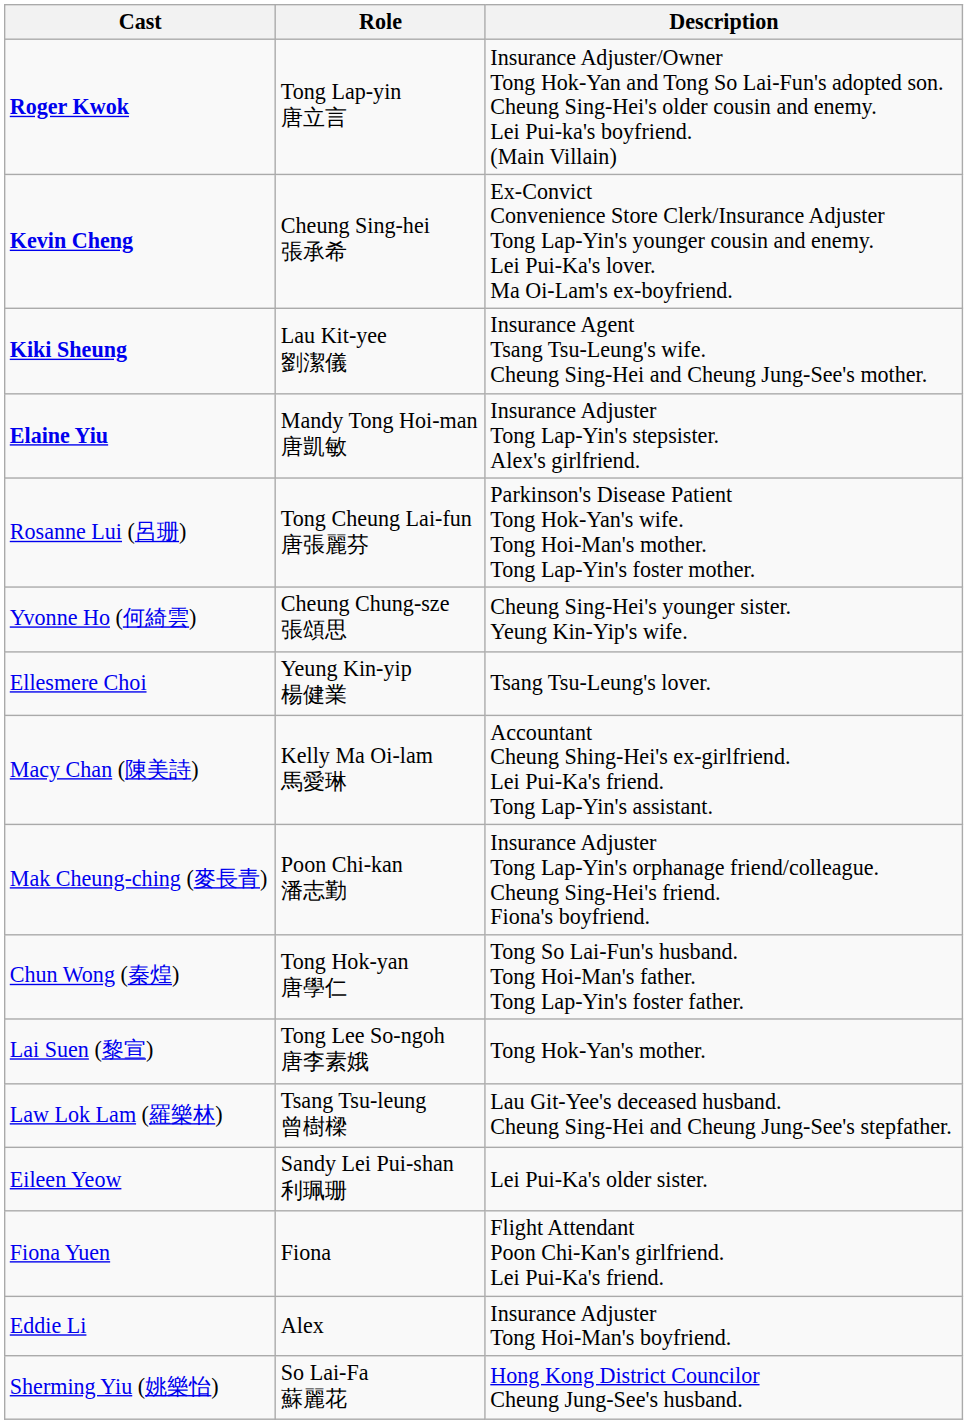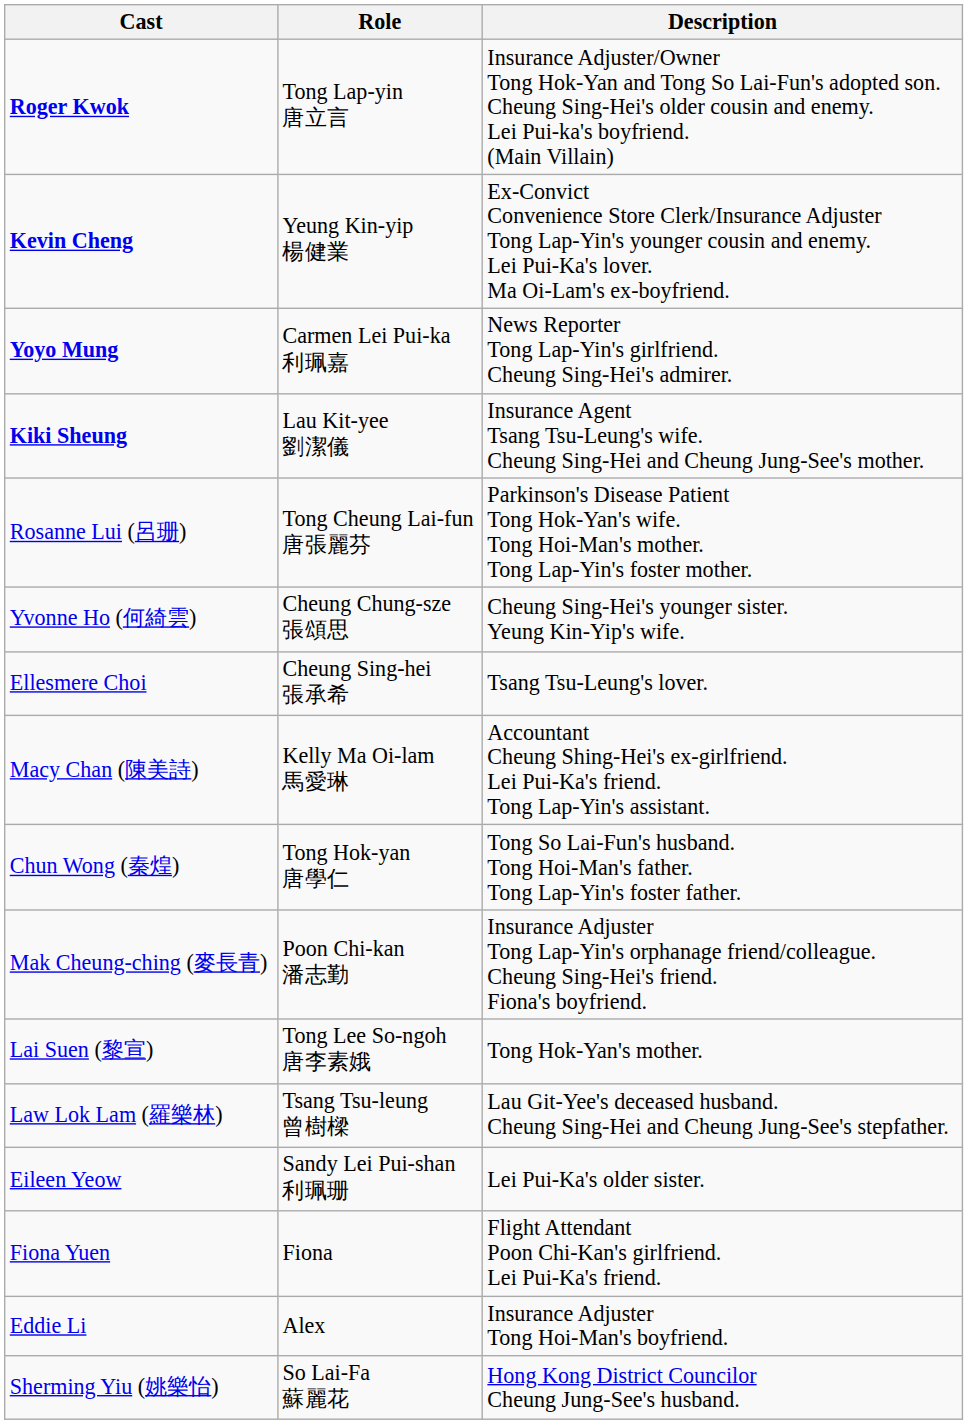(355, 239) Cheung Sing-hei 張承希 -> (348, 239) Yeung Kin-yip 楊健業
+ row: (64, 350)
- row: (59, 435)
(346, 681) Yeung Kin-yip 楊健業 -> (357, 681) Cheung Sing-hei 張承希
rows swapped: (139, 878) <-> (95, 975)
